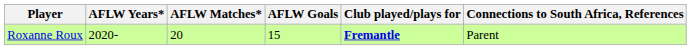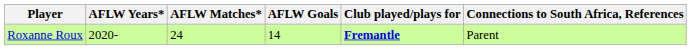(176, 34) 20 -> (176, 34) 24
(274, 34) 15 -> (274, 34) 14
